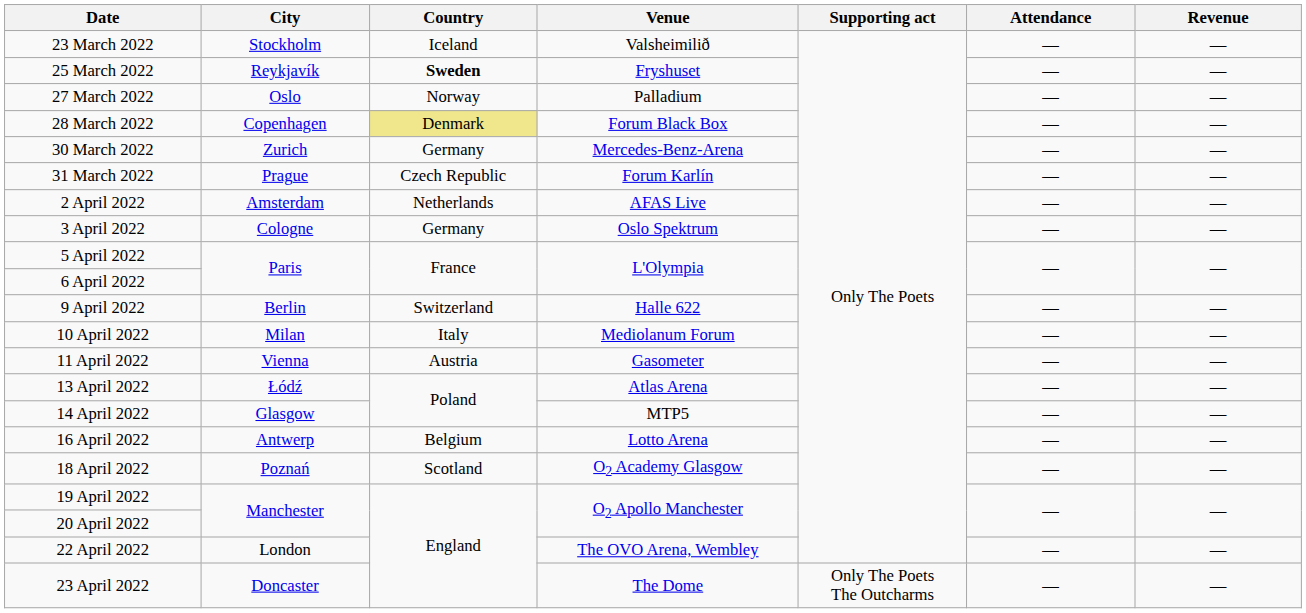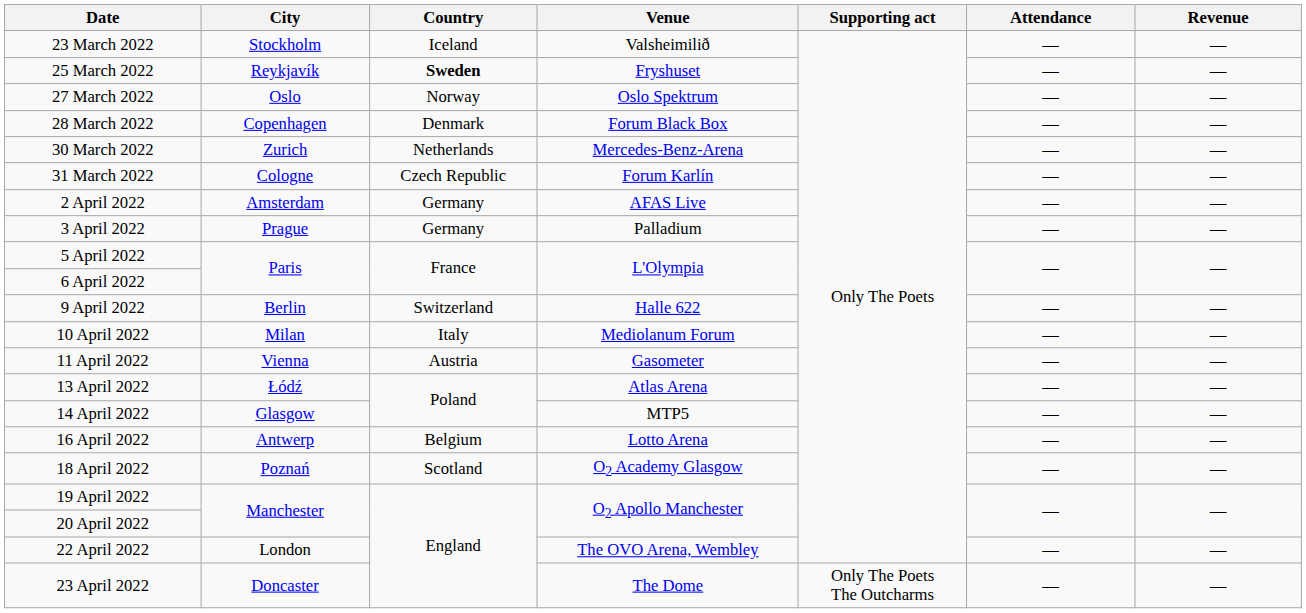(668, 96) Palladium -> (668, 96) Oslo Spektrum
(453, 123) khaki background -> (453, 123) no background
(453, 149) Germany -> (453, 149) Netherlands
(285, 176) Prague -> (285, 176) Cologne
(453, 202) Netherlands -> (453, 202) Germany
(285, 228) Cologne -> (285, 228) Prague
(668, 228) Oslo Spektrum -> (668, 228) Palladium
